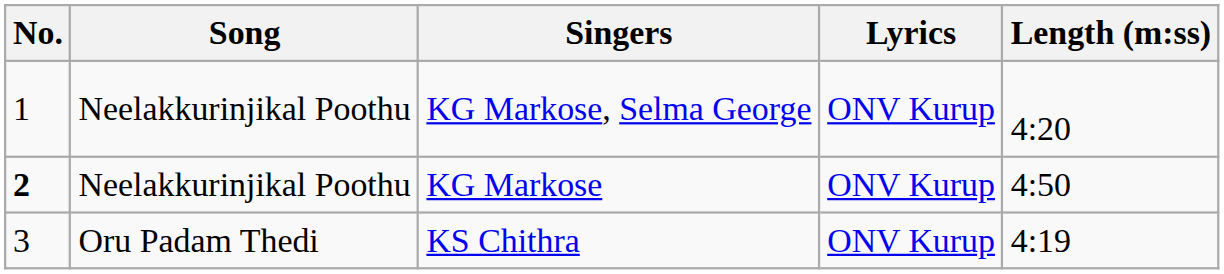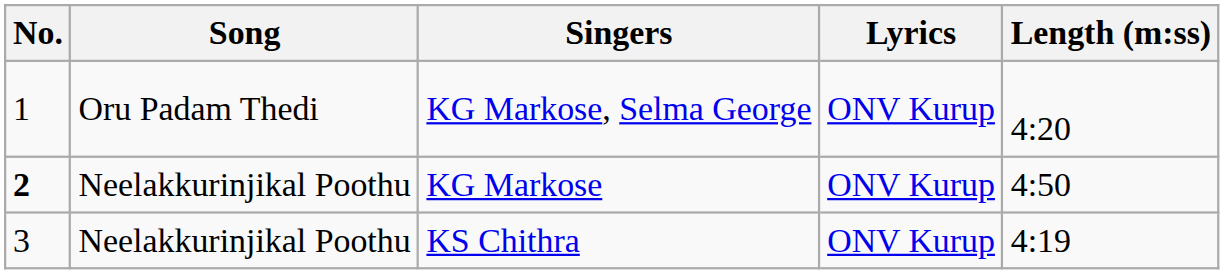(245, 108) Neelakkurinjikal Poothu -> (199, 108) Oru Padam Thedi
(199, 240) Oru Padam Thedi -> (245, 240) Neelakkurinjikal Poothu
